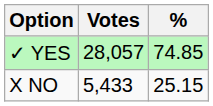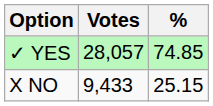(108, 85) 5,433 -> (108, 85) 9,433
